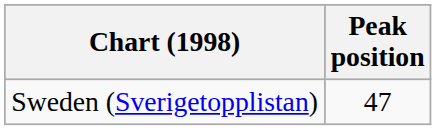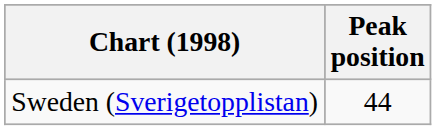(378, 101) 47 -> (378, 101) 44
